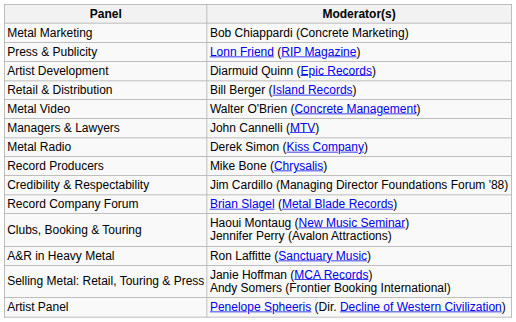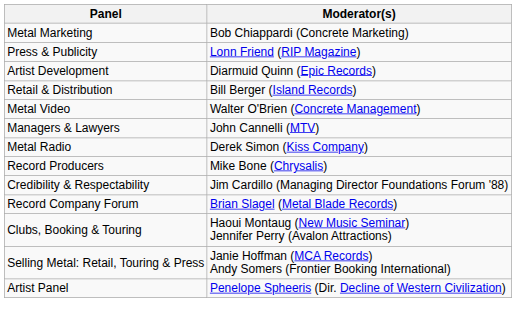- row: (61, 255)
